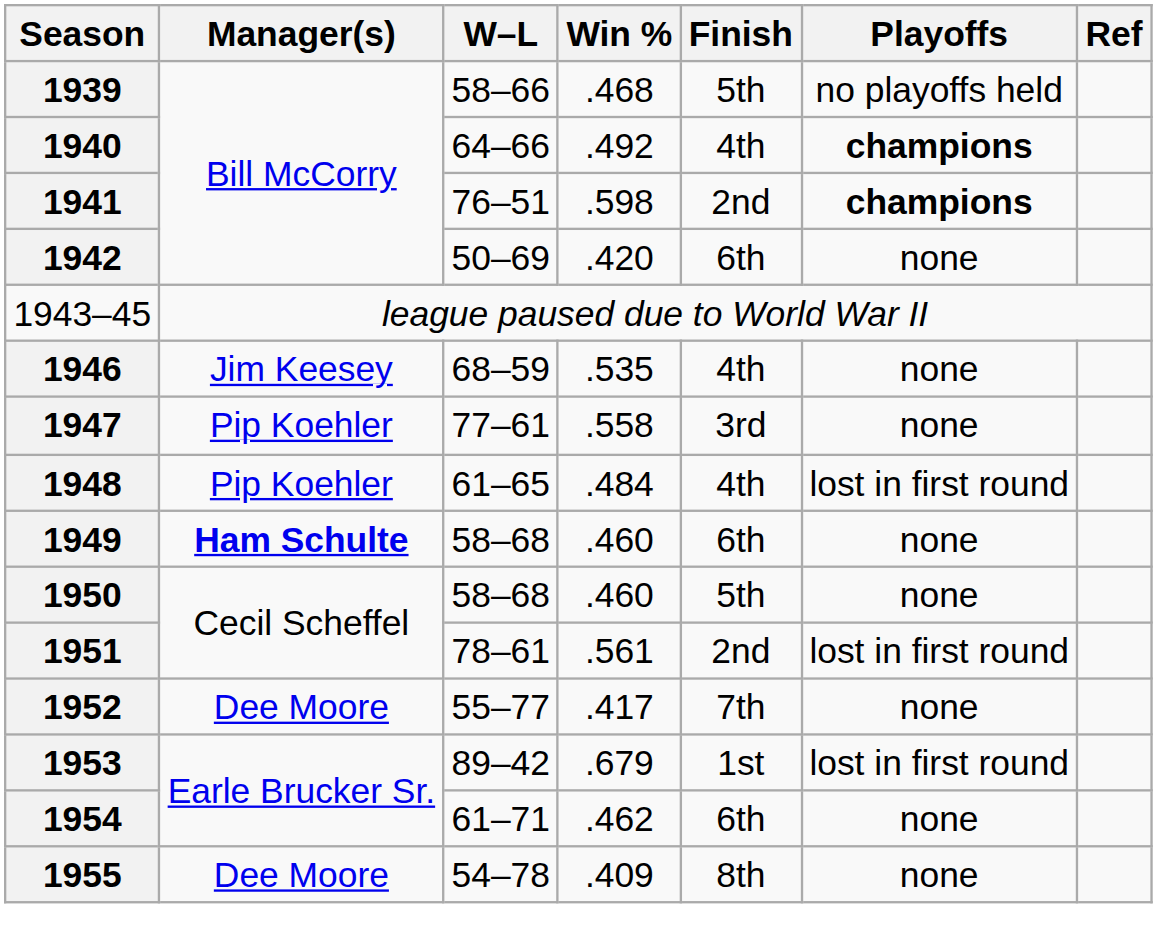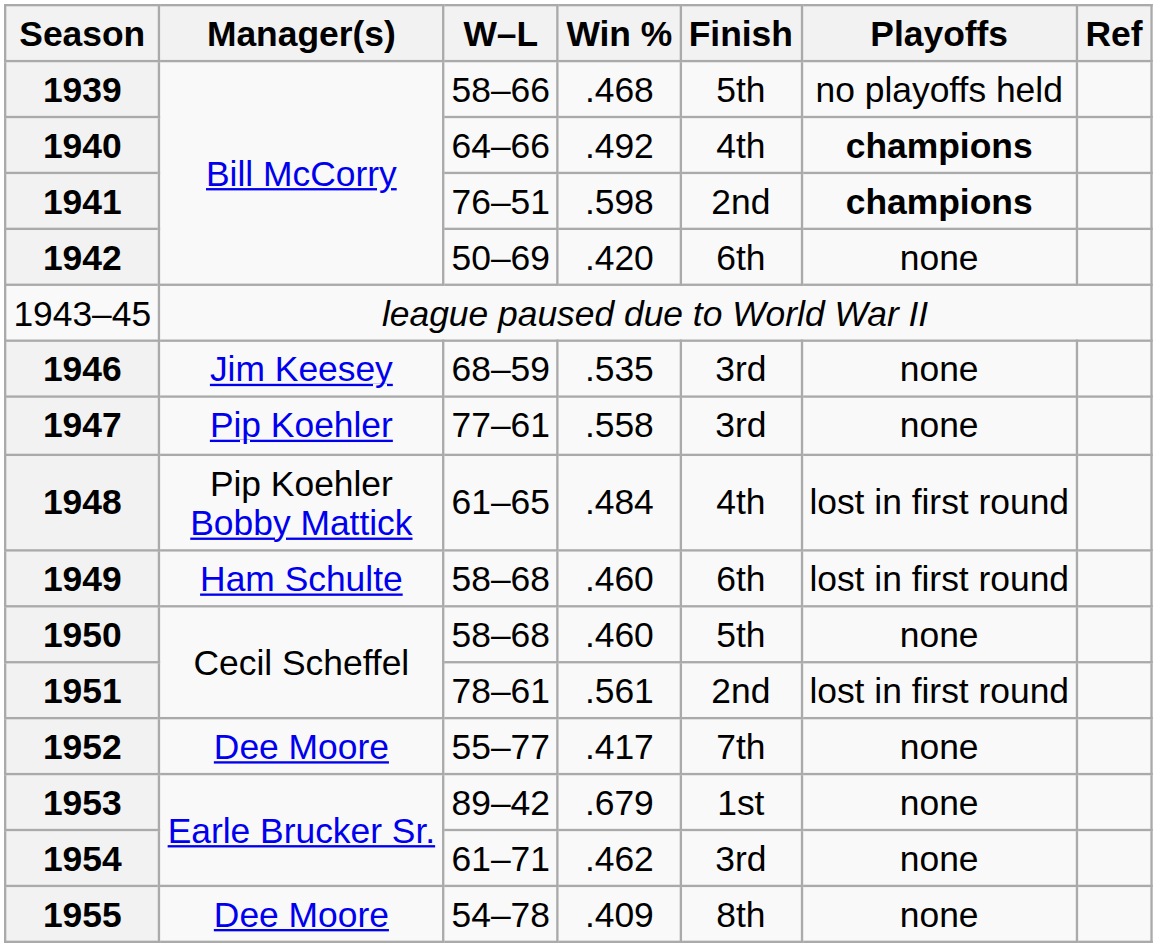(741, 370) 4th -> (741, 370) 3rd
(301, 482) Pip Koehler -> (301, 502) Pip Koehler Bobby Mattick
(301, 538) bold -> (301, 578) normal
(939, 538) none -> (939, 578) lost in first round
(939, 762) lost in first round -> (939, 802) none
(741, 818) 6th -> (741, 858) 3rd
